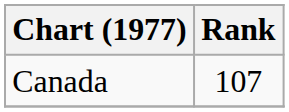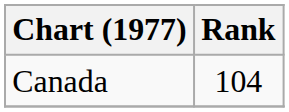(238, 80) 107 -> (238, 80) 104
